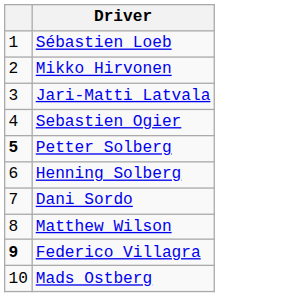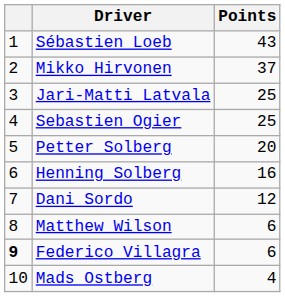+ column: (247, 18)
(13, 149) bold -> (13, 149) normal
